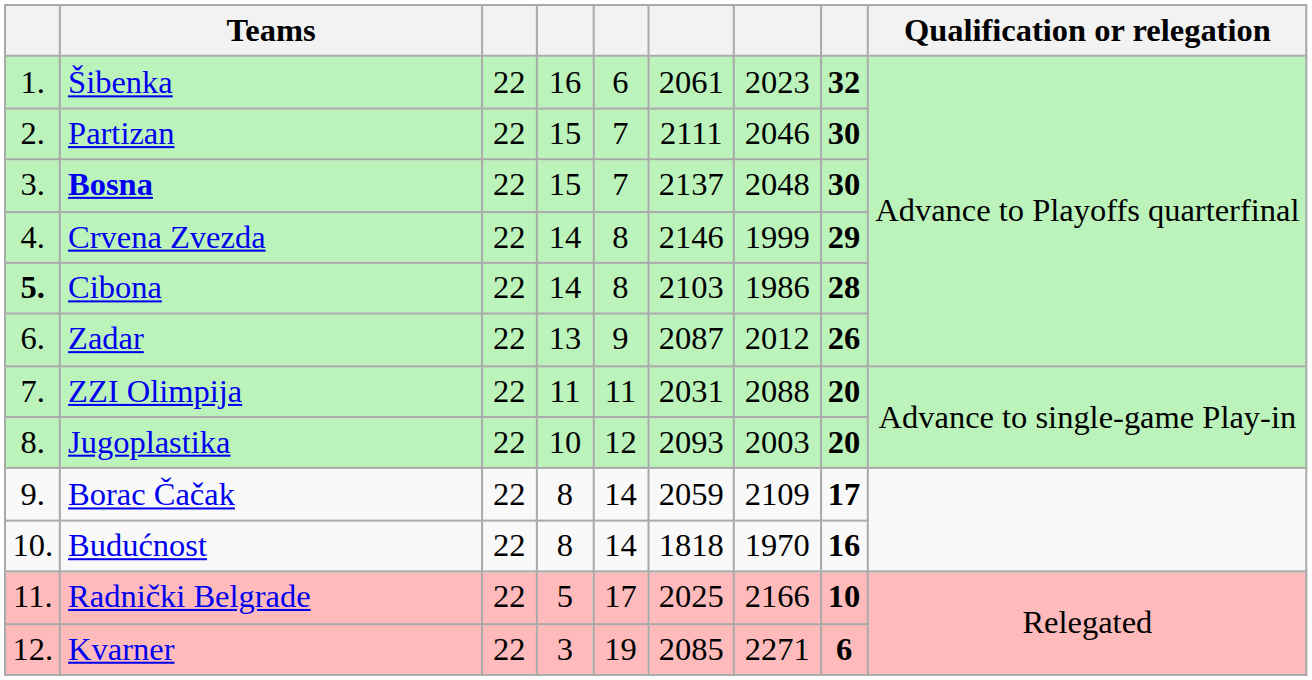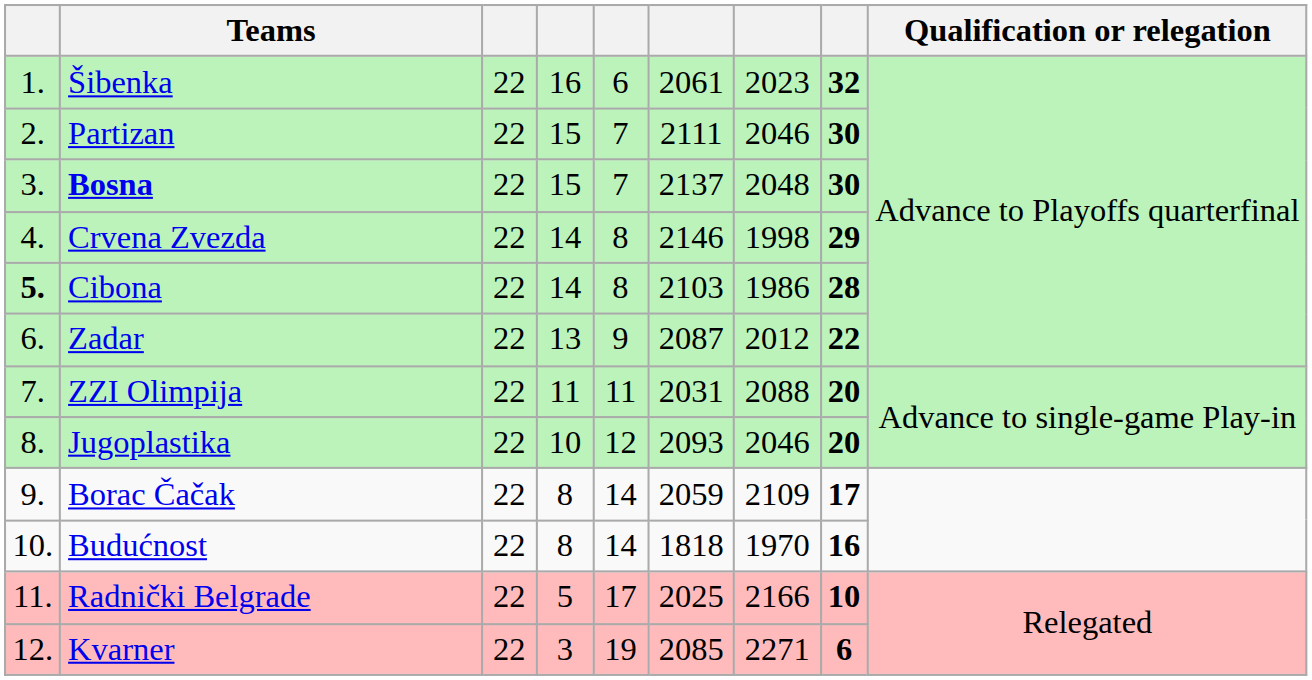(777, 236) 1999 -> (777, 236) 1998
(844, 339) 26 -> (844, 339) 22
(777, 442) 2003 -> (777, 442) 2046
